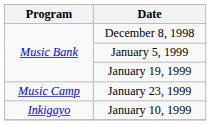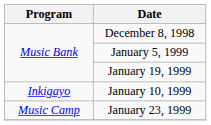rows swapped: (150, 110) <-> (150, 91)
